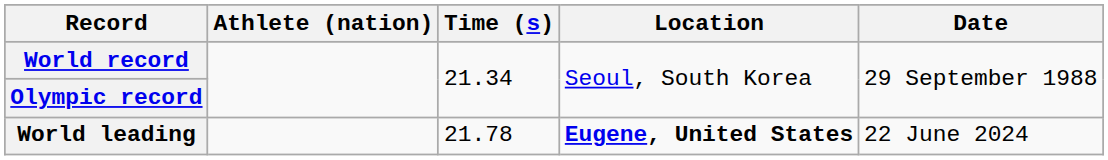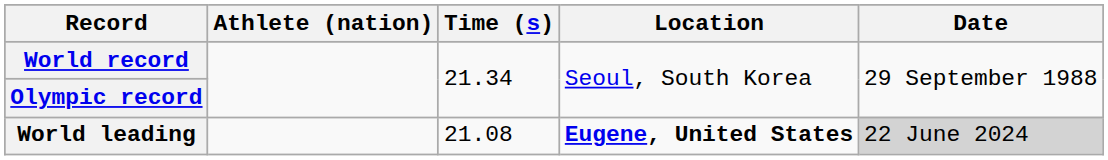(478, 135) 21.78 -> (478, 135) 21.08
(946, 135) no background -> (946, 135) lightgrey background
